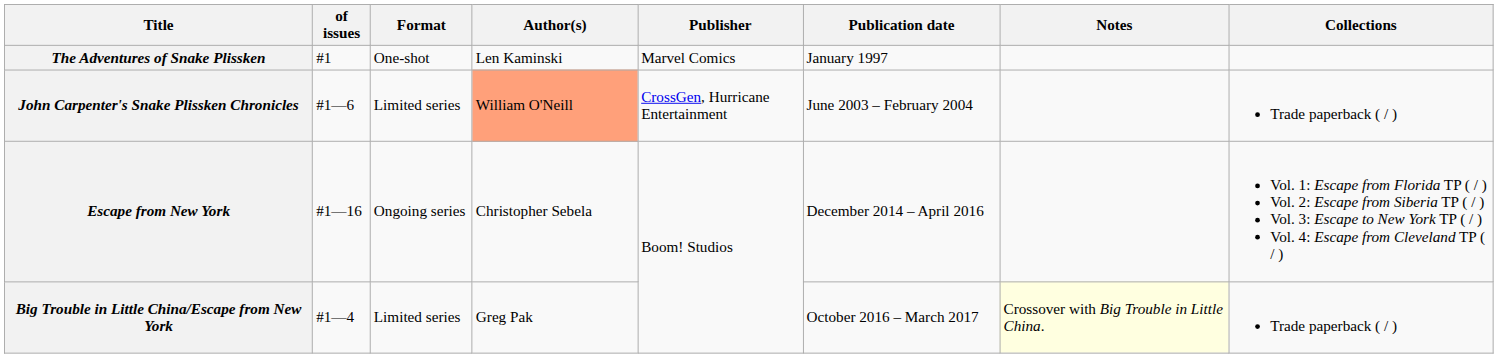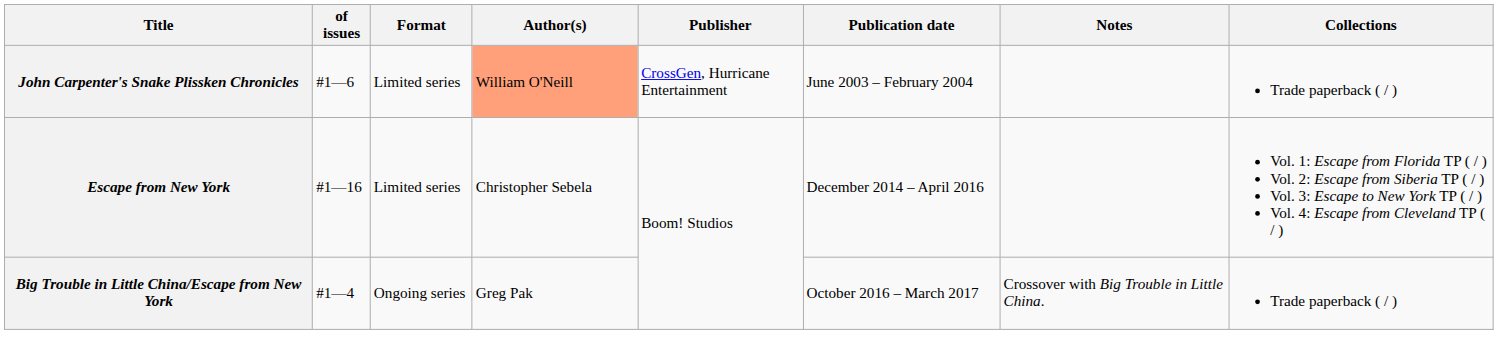- row: (159, 57)
(420, 211) Ongoing series -> (417, 187) Limited series
(417, 317) Limited series -> (420, 293) Ongoing series
(1113, 317) lightyellow background -> (1113, 293) no background
